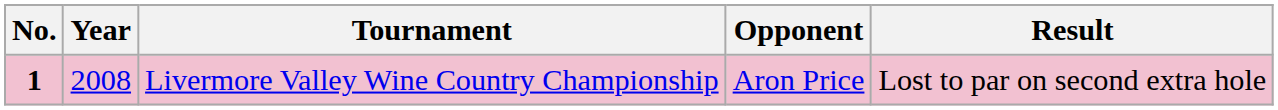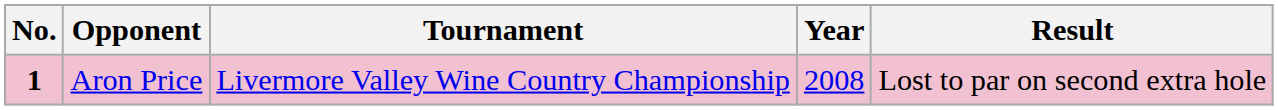columns swapped: (101, 29) <-> (799, 29)
